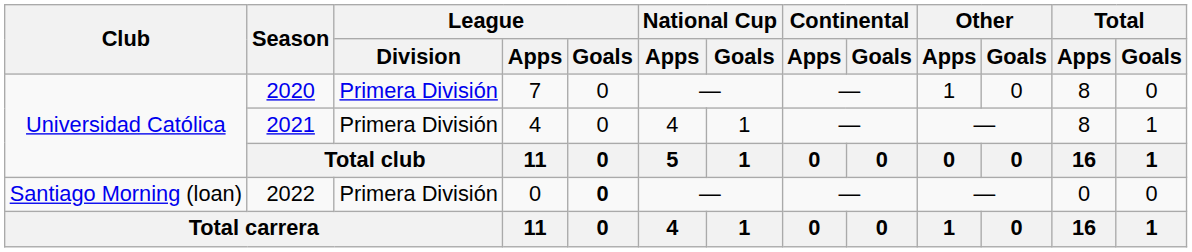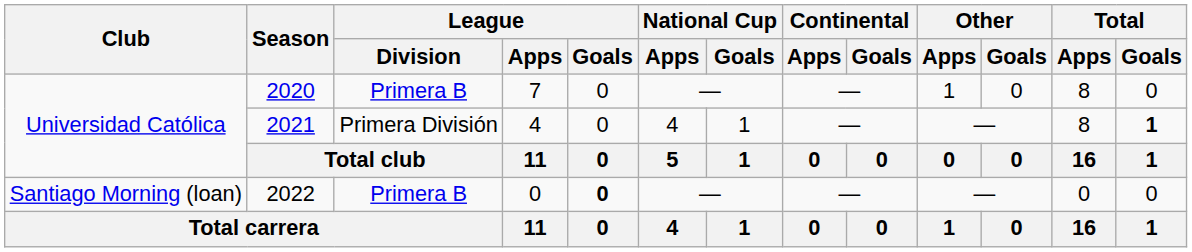(419, 90) Primera División -> (419, 90) Primera B
(1152, 125) normal -> (1152, 125) bold
(419, 194) Primera División -> (419, 194) Primera B
